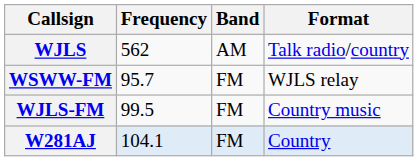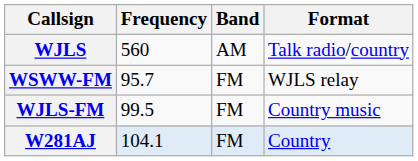(135, 49) 562 -> (135, 49) 560
